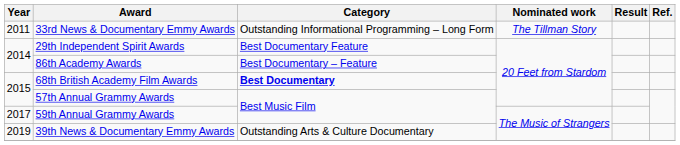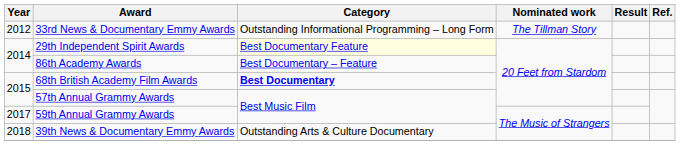(18, 30) 2011 -> (19, 30) 2012
(304, 47) no background -> (304, 47) lightyellow background
(19, 132) 2019 -> (19, 132) 2018
